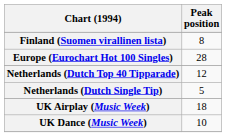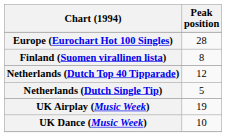rows swapped: (93, 57) <-> (93, 40)
(202, 106) 18 -> (202, 106) 19
